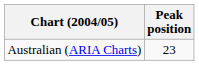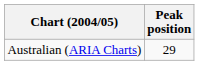(169, 49) 23 -> (169, 49) 29
